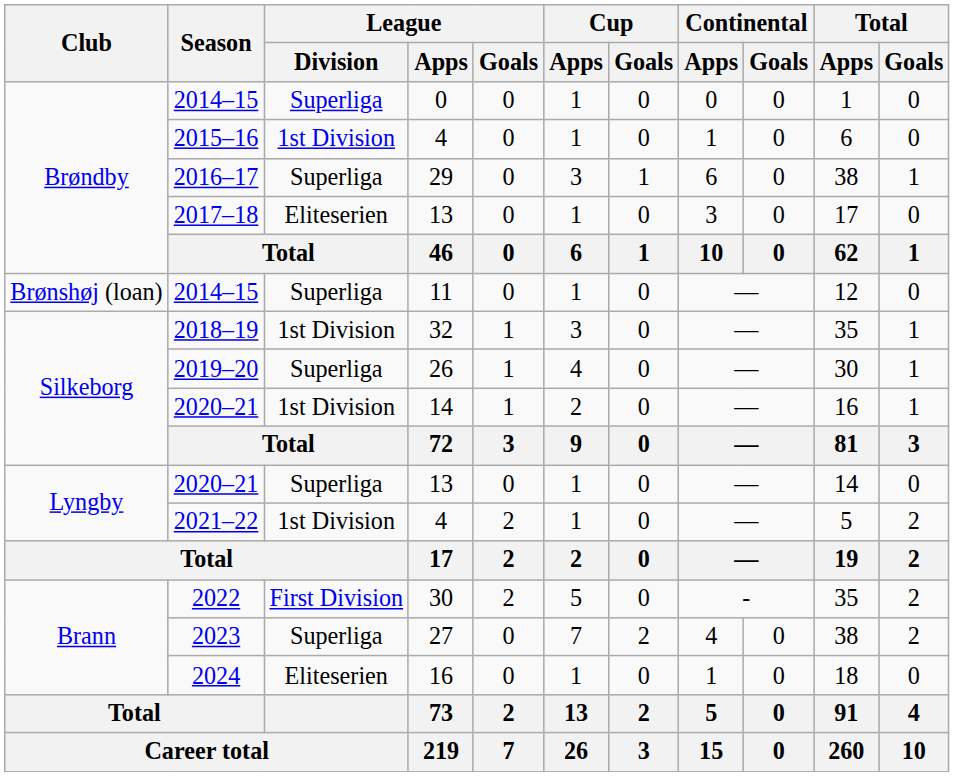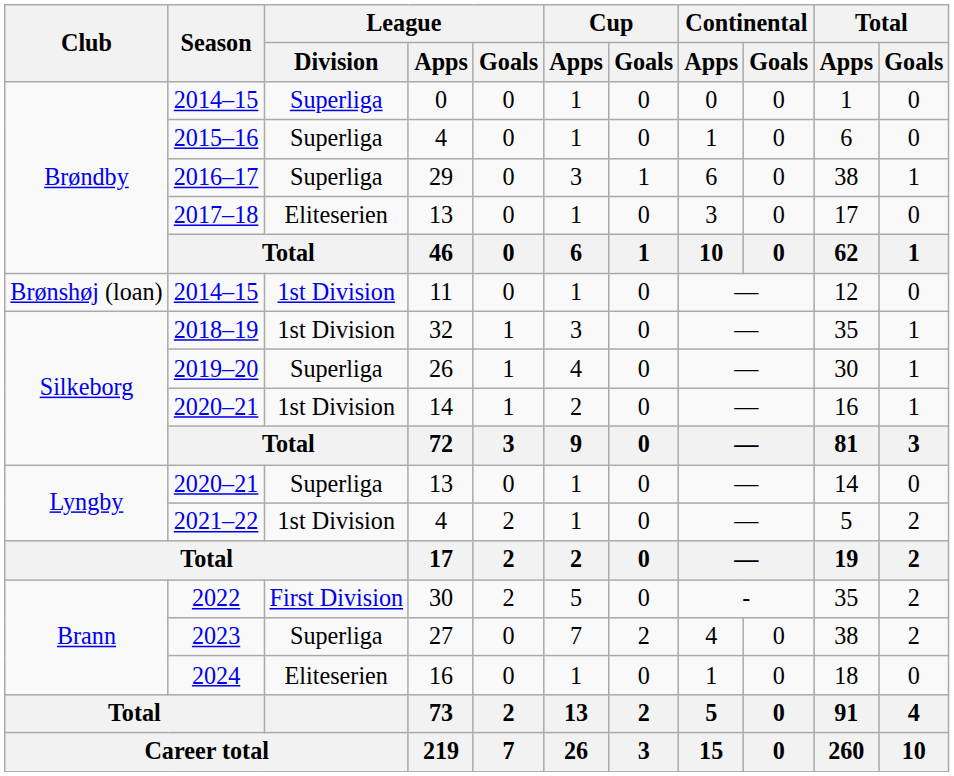(336, 138) 1st Division -> (336, 138) Superliga
(336, 291) Superliga -> (336, 291) 1st Division
